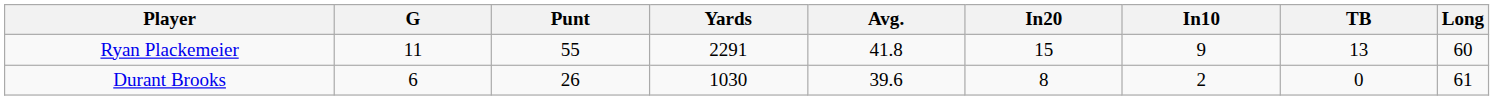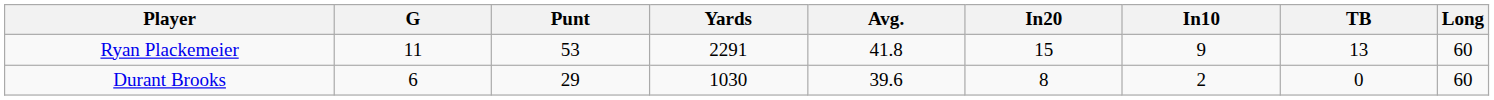(570, 49) 55 -> (570, 49) 53
(570, 79) 26 -> (570, 79) 29
(1463, 79) 61 -> (1463, 79) 60
